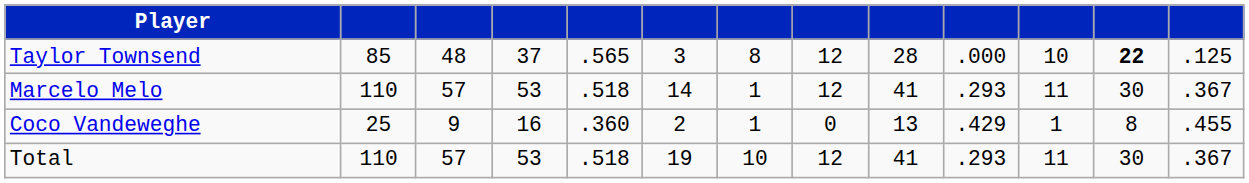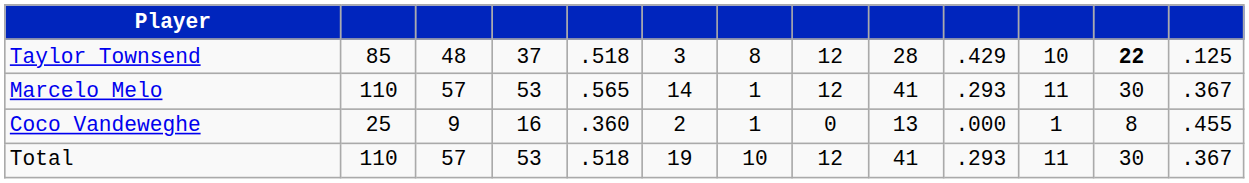(604, 57) .565 -> (604, 57) .518
(981, 57) .000 -> (981, 57) .429
(604, 91) .518 -> (604, 91) .565
(981, 126) .429 -> (981, 126) .000
